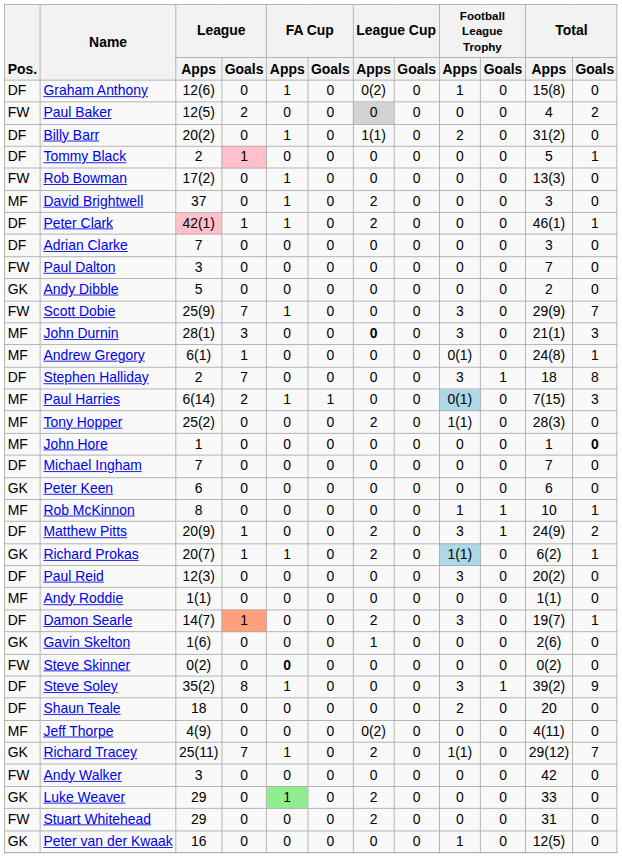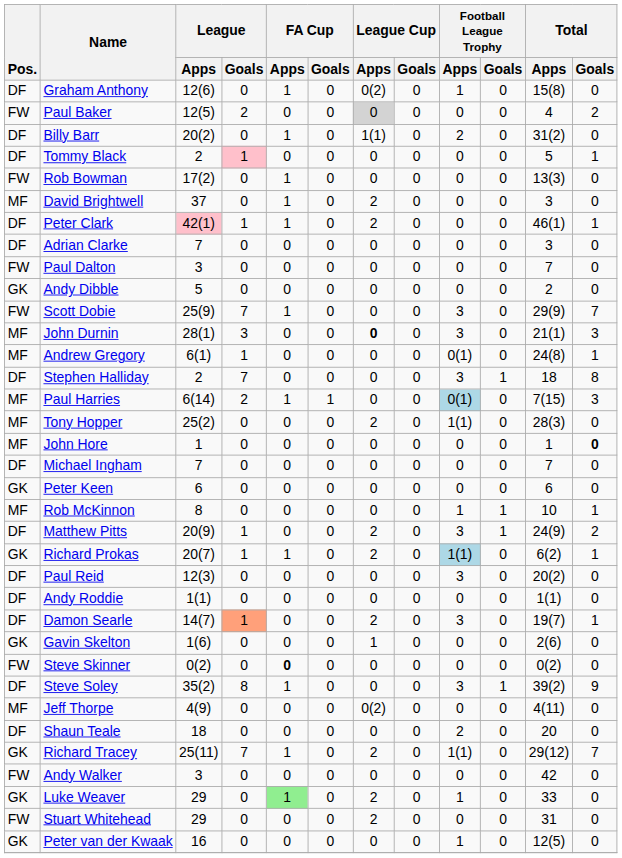(18, 598) MF -> (17, 598) DF
rows swapped: (82, 709) <-> (78, 731)
(460, 797) 0 -> (460, 797) 1
